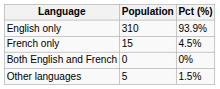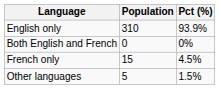rows swapped: (33, 44) <-> (62, 60)
